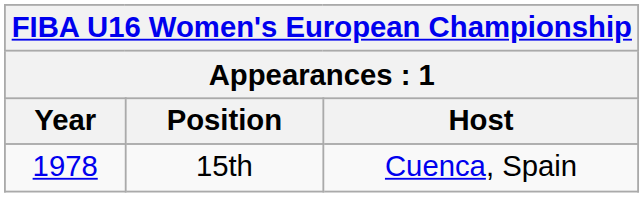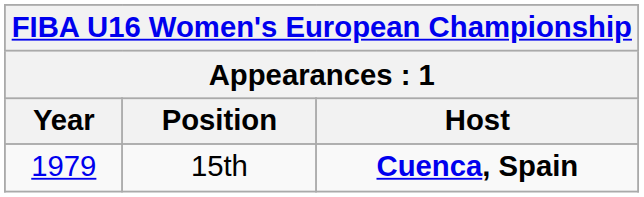(65, 167) 1978 -> (64, 167) 1979
(481, 167) normal -> (477, 167) bold
